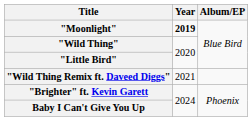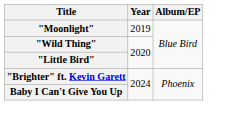(185, 28) bold -> (140, 28) normal
- row: (88, 76)
